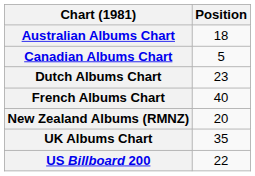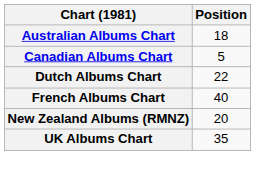(221, 77) 23 -> (221, 77) 22
- row: (98, 160)
